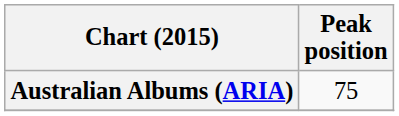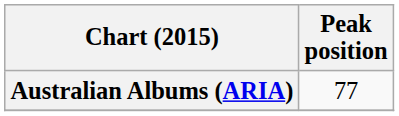(346, 90) 75 -> (346, 90) 77
